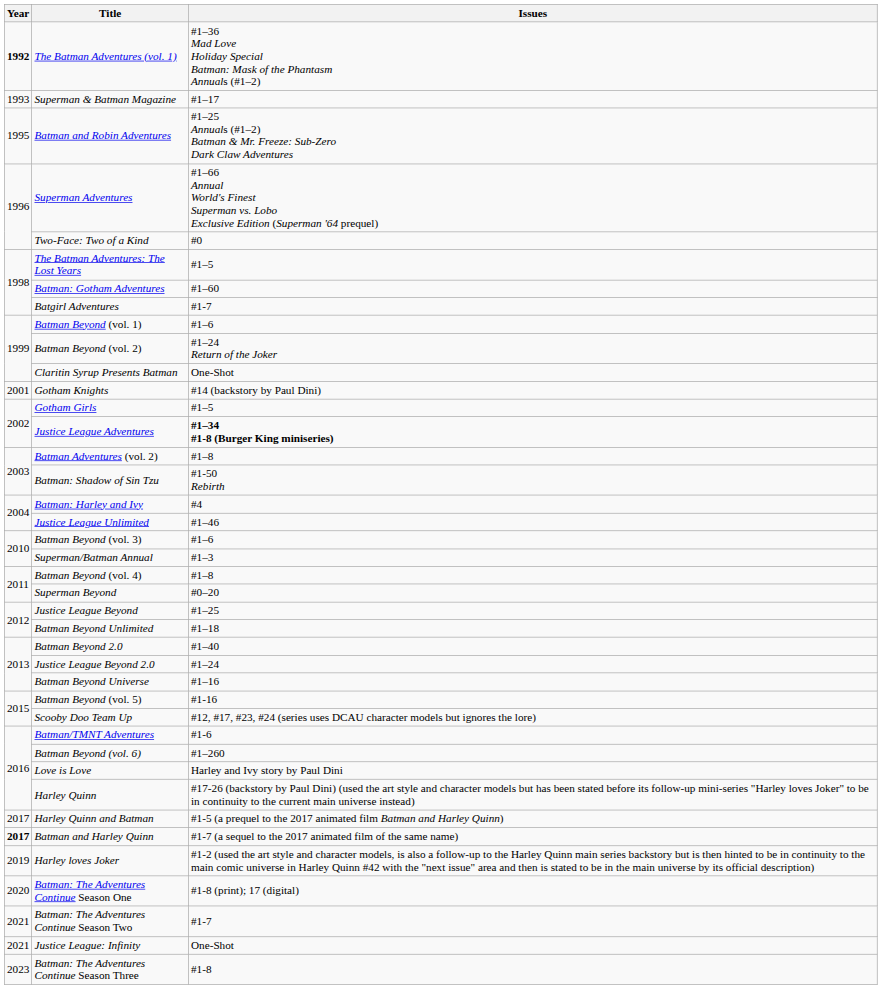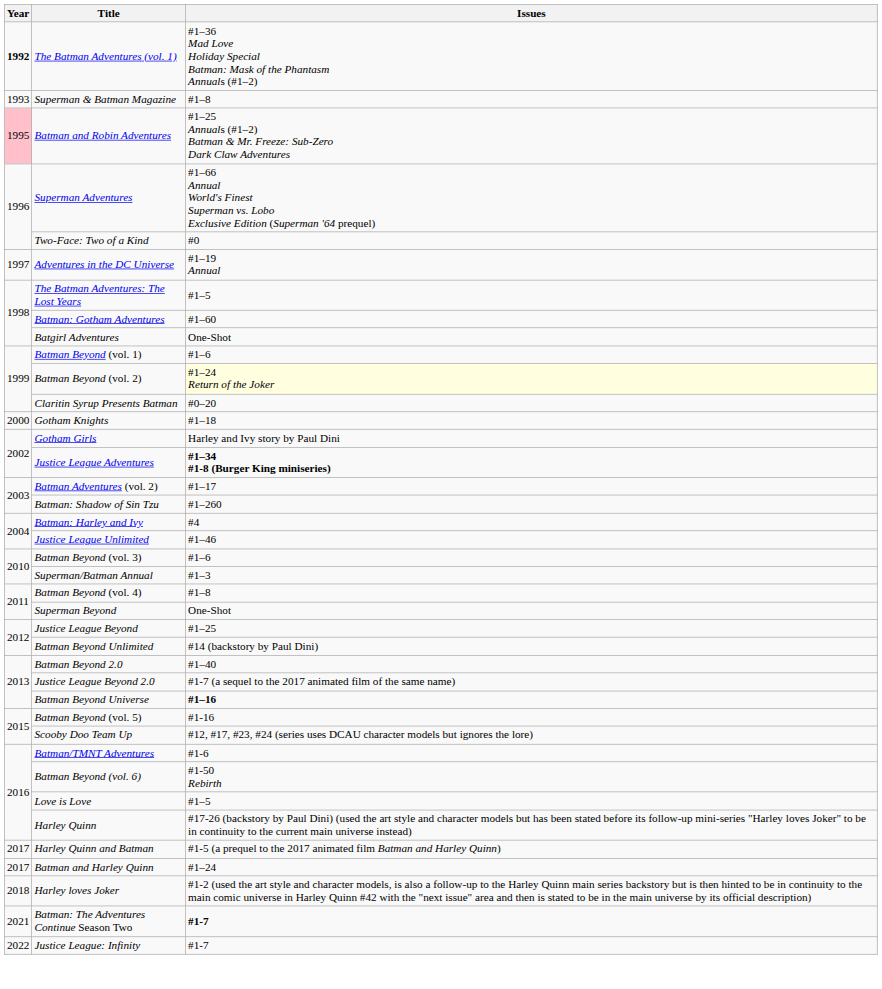(205, 99) #1–17 -> (199, 99) #1–8
(18, 135) no background -> (18, 135) pink background
+ row: (104, 264)
(201, 306) #1-7 -> (210, 337) One-Shot
(234, 348) no background -> (231, 378) lightyellow background
(212, 372) One-Shot -> (202, 402) #0–20
(18, 390) 2001 -> (18, 420) 2000
(256, 390) #14 (backstory by Paul Dini) -> (202, 420) #1–18
(202, 408) #1–5 -> (264, 438) Harley and Ivy story by Paul Dini
(202, 456) #1–8 -> (202, 486) #1–17
(208, 480) #1-50 Rebirth -> (205, 504) #1–260
(205, 593) #0–20 -> (210, 610) One-Shot
(205, 628) #1–18 -> (253, 646) #14 (backstory by Paul Dini)
(205, 664) #1–24 -> (322, 681) #1-7 (a sequel to the 2017 animated film of the same name)
(205, 681) normal -> (202, 699) bold
(208, 753) #1–260 -> (205, 777) #1-50 Rebirth
(267, 770) Harley and Ivy story by Paul Dini -> (199, 801) #1–5
(18, 836) bold -> (18, 867) normal
(325, 836) #1-7 (a sequel to the 2017 animated film of the same name) -> (202, 867) #1–24
(18, 860) 2019 -> (18, 891) 2018
- row: (90, 891)
(201, 921) normal -> (198, 921) bold
(18, 945) 2021 -> (18, 945) 2022
(212, 945) One-Shot -> (198, 945) #1-7
- row: (90, 969)
